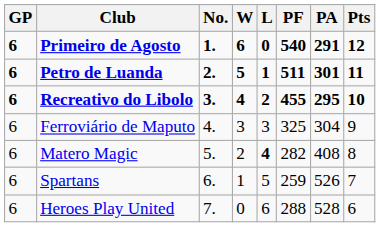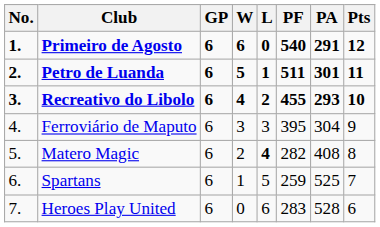columns swapped: (216, 18) <-> (20, 18)
(327, 99) 295 -> (327, 99) 293
(293, 126) 325 -> (293, 126) 395
(327, 180) 526 -> (327, 180) 525
(293, 208) 288 -> (293, 208) 283
